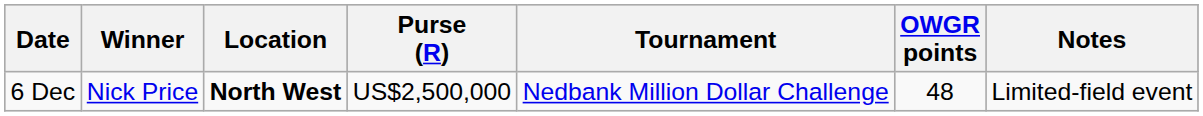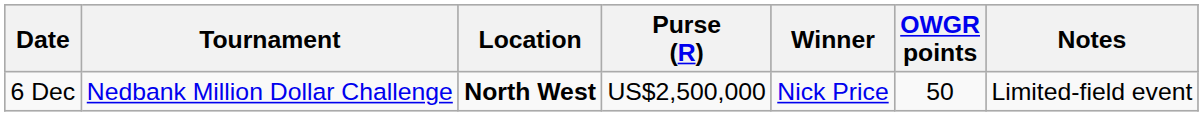columns swapped: (706, 38) <-> (142, 38)
(940, 92) 48 -> (940, 92) 50
